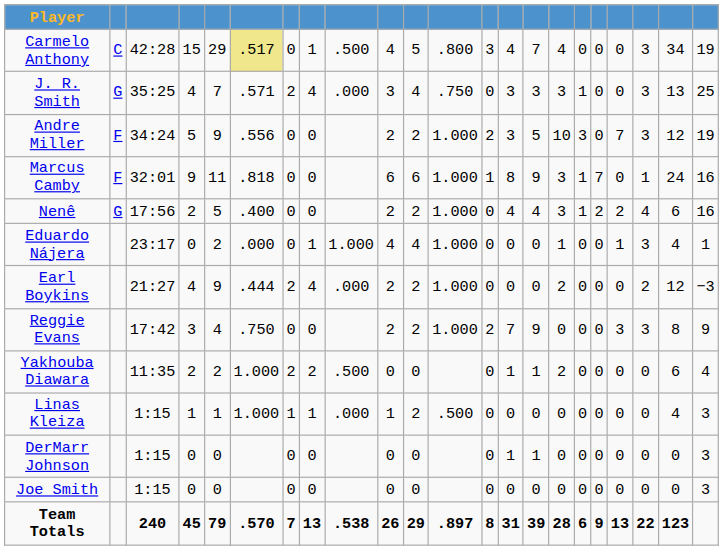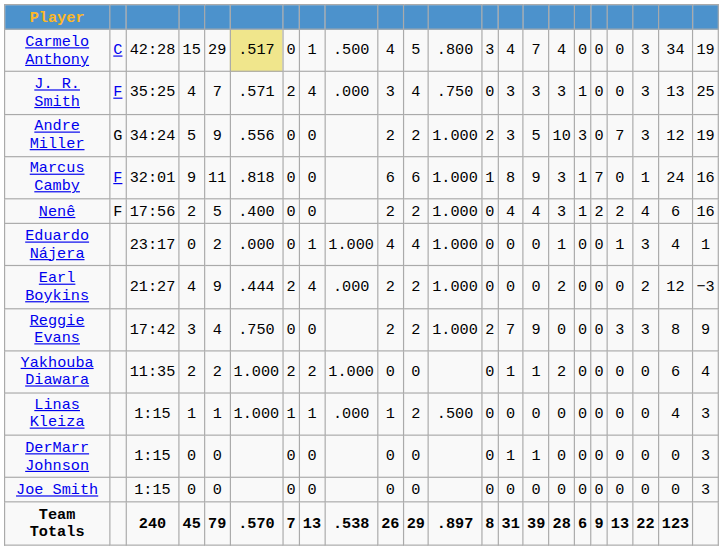(118, 93) G -> (118, 93) F
(118, 135) F -> (118, 135) G
(118, 211) G -> (118, 211) F
(351, 372) .500 -> (351, 372) 1.000
